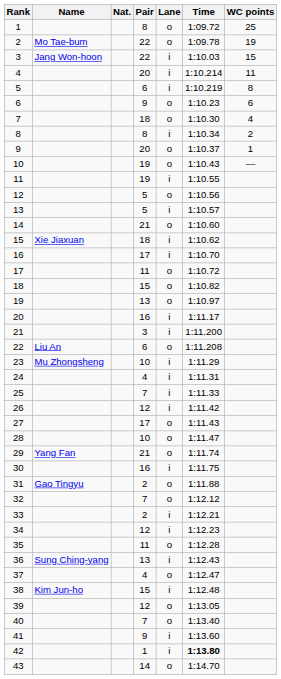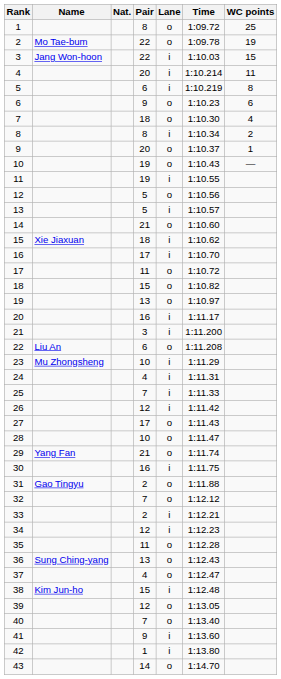(169, 560) i -> (169, 560) o
(204, 651) bold -> (204, 651) normal
